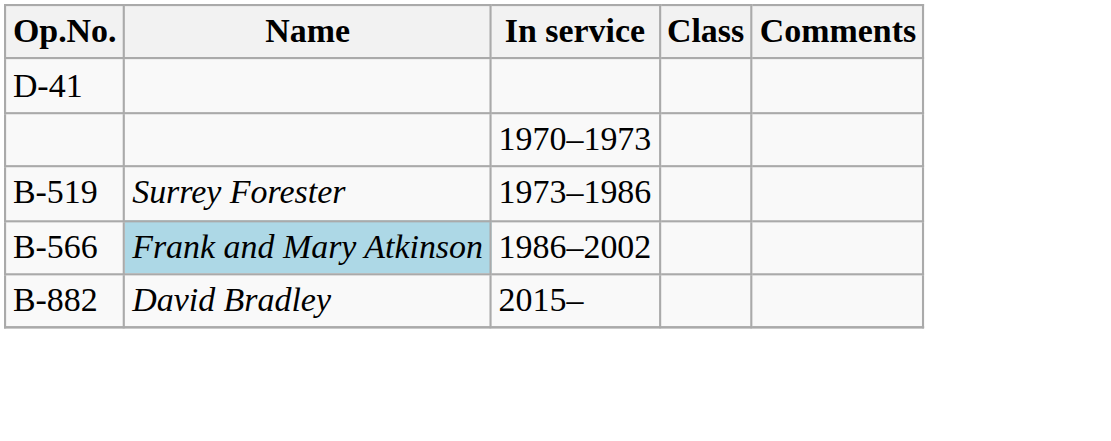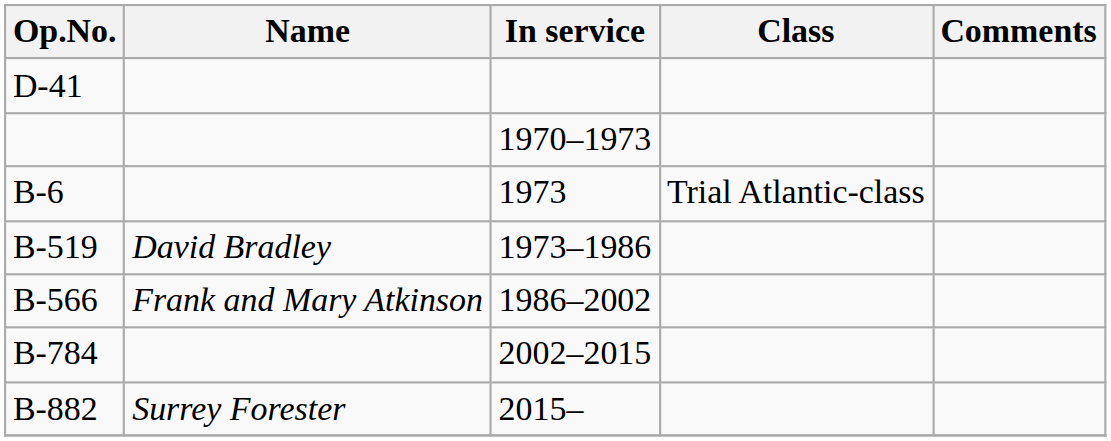+ row: (38, 192)
(239, 192) Surrey Forester -> (232, 246) David Bradley
(308, 246) lightblue background -> (308, 300) no background
+ row: (55, 354)
(232, 300) David Bradley -> (239, 407) Surrey Forester
